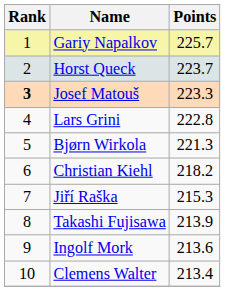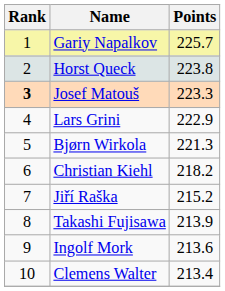(195, 68) 223.7 -> (195, 68) 223.8
(195, 119) 222.8 -> (195, 119) 222.9
(195, 196) 215.3 -> (195, 196) 215.2
